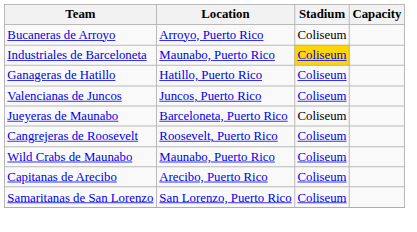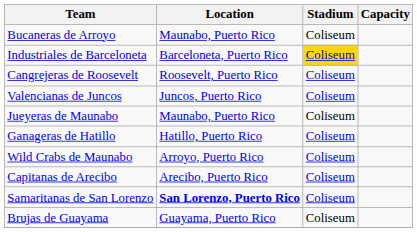(211, 34) Arroyo, Puerto Rico -> (217, 34) Maunabo, Puerto Rico
(217, 55) Maunabo, Puerto Rico -> (223, 55) Barceloneta, Puerto Rico
rows swapped: (61, 75) <-> (73, 136)
(223, 116) Barceloneta, Puerto Rico -> (217, 116) Maunabo, Puerto Rico
(217, 156) Maunabo, Puerto Rico -> (211, 156) Arroyo, Puerto Rico
(225, 197) normal -> (230, 197) bold
+ row: (58, 217)
